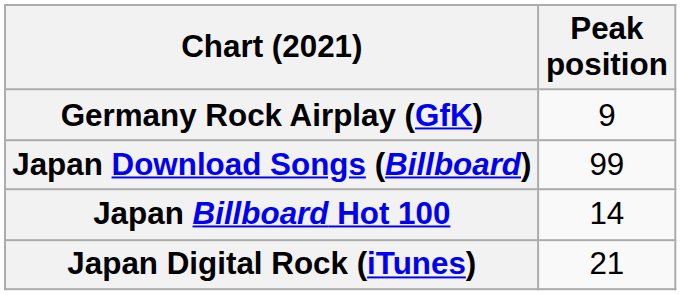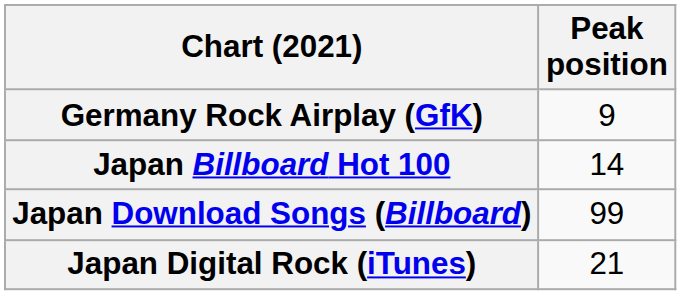rows swapped: (272, 213) <-> (272, 164)
